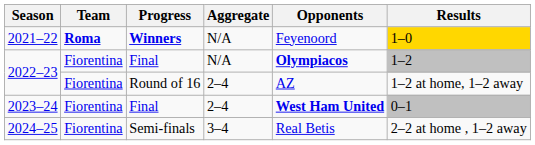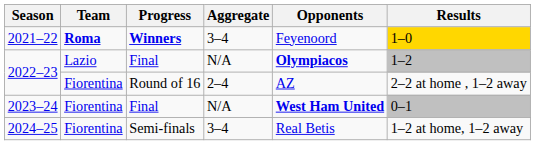(219, 38) N/A -> (218, 38) 3–4
(93, 60) Fiorentina -> (80, 60) Lazio
(457, 83) 1–2 at home, 1–2 away -> (459, 83) 2–2 at home , 1–2 away
(218, 106) 2–4 -> (219, 106) N/A
(459, 128) 2–2 at home , 1–2 away -> (457, 128) 1–2 at home, 1–2 away
